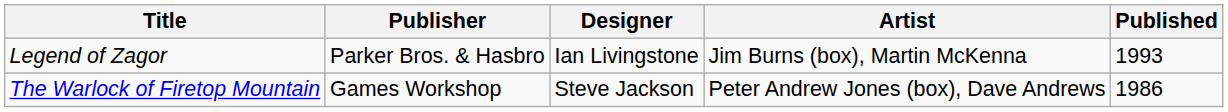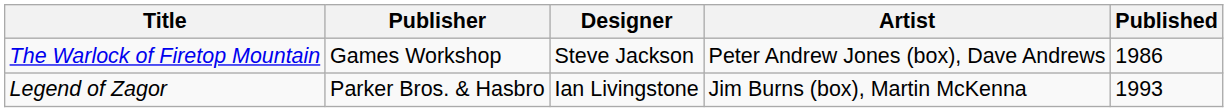rows swapped: (165, 89) <-> (88, 55)
